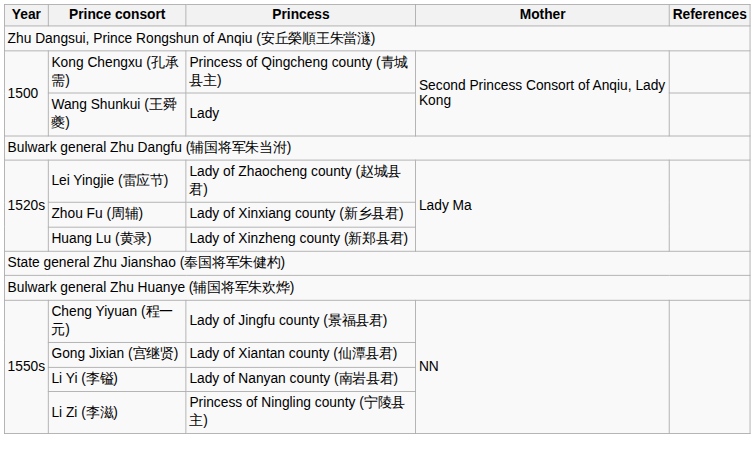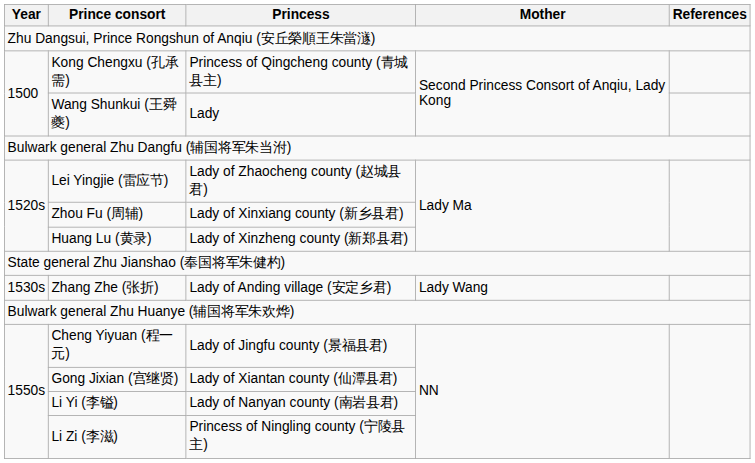+ row: (105, 287)
